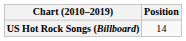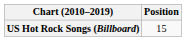(161, 28) 14 -> (161, 28) 15
